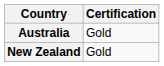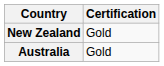rows swapped: (44, 33) <-> (44, 52)
